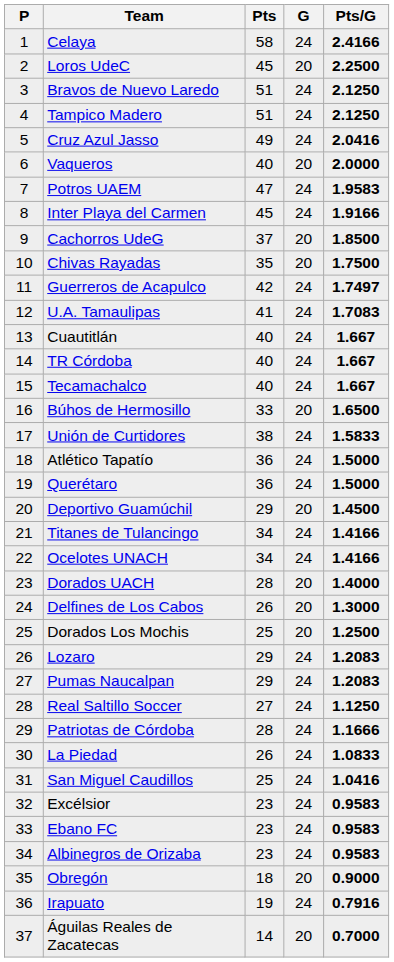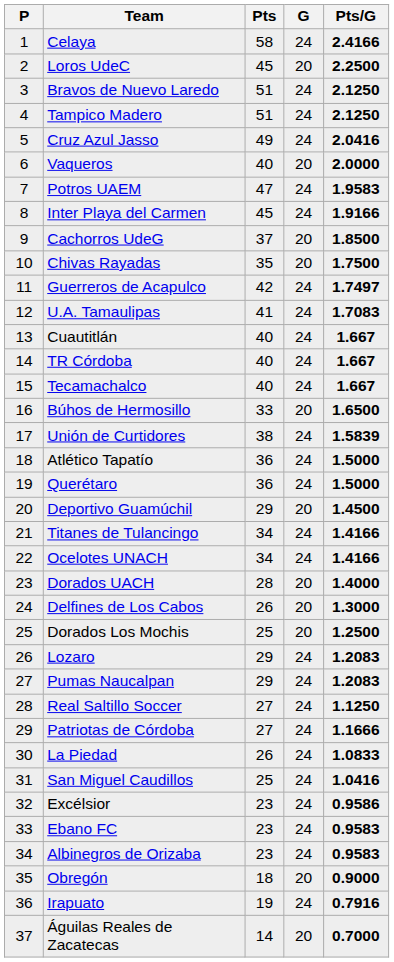(356, 435) 1.5833 -> (356, 435) 1.5839
(264, 730) 28 -> (264, 730) 27
(356, 804) 0.9583 -> (356, 804) 0.9586
